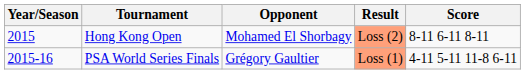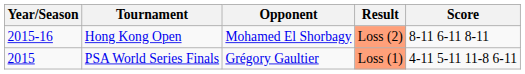(21, 36) 2015 -> (30, 36) 2015-16
(30, 58) 2015-16 -> (21, 58) 2015
